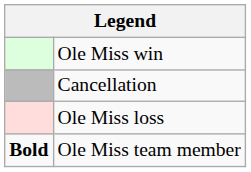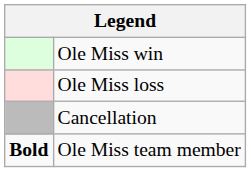rows swapped: (111, 117) <-> (107, 85)
